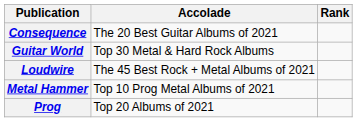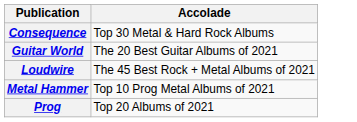- column: (335, 13)
(186, 32) The 20 Best Guitar Albums of 2021 -> (184, 32) Top 30 Metal & Hard Rock Albums
(184, 51) Top 30 Metal & Hard Rock Albums -> (186, 51) The 20 Best Guitar Albums of 2021
